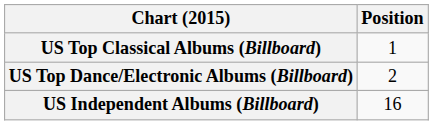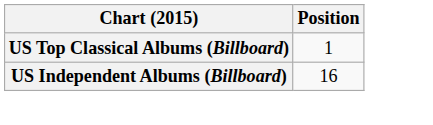- row: (181, 76)
